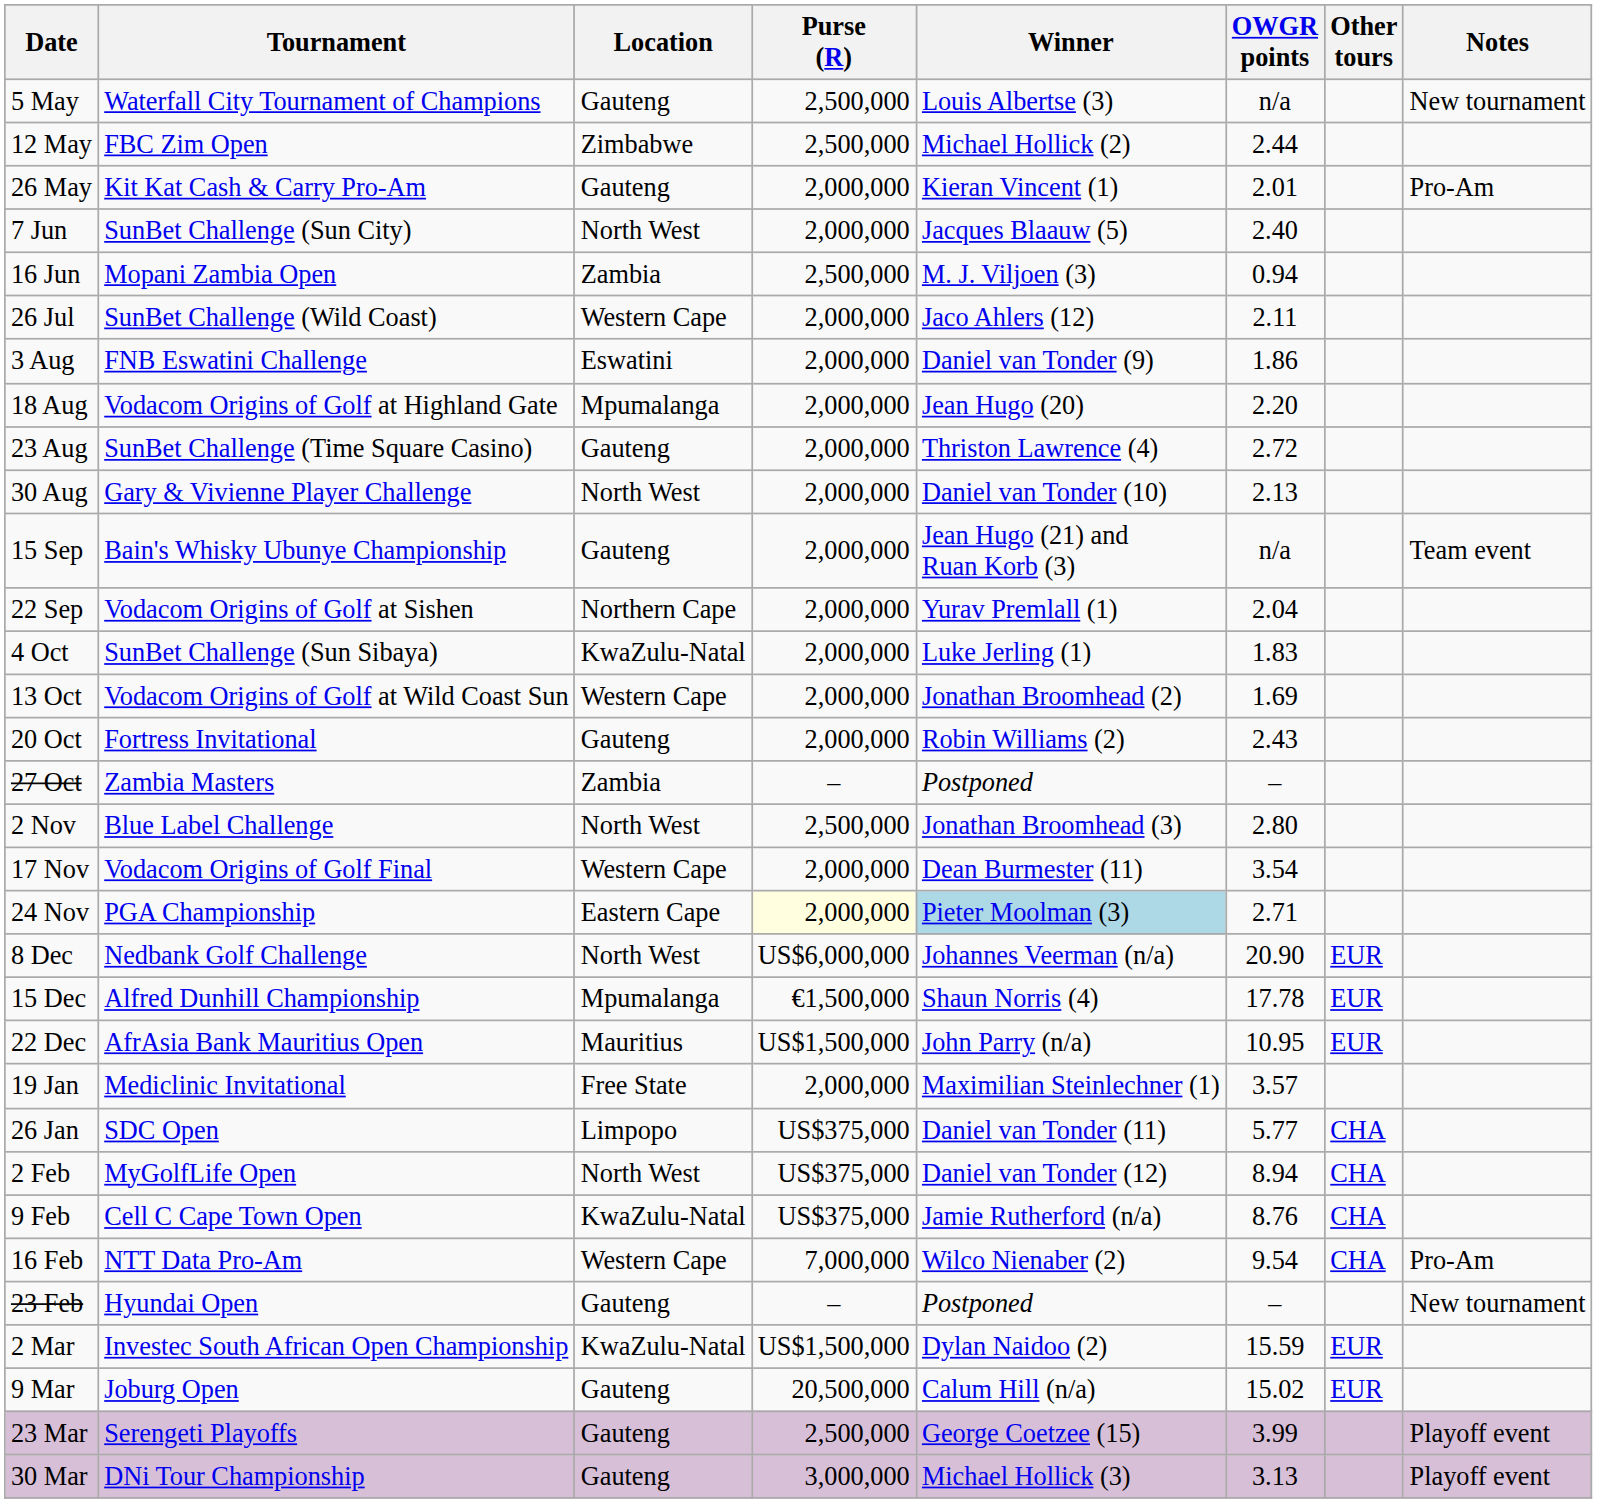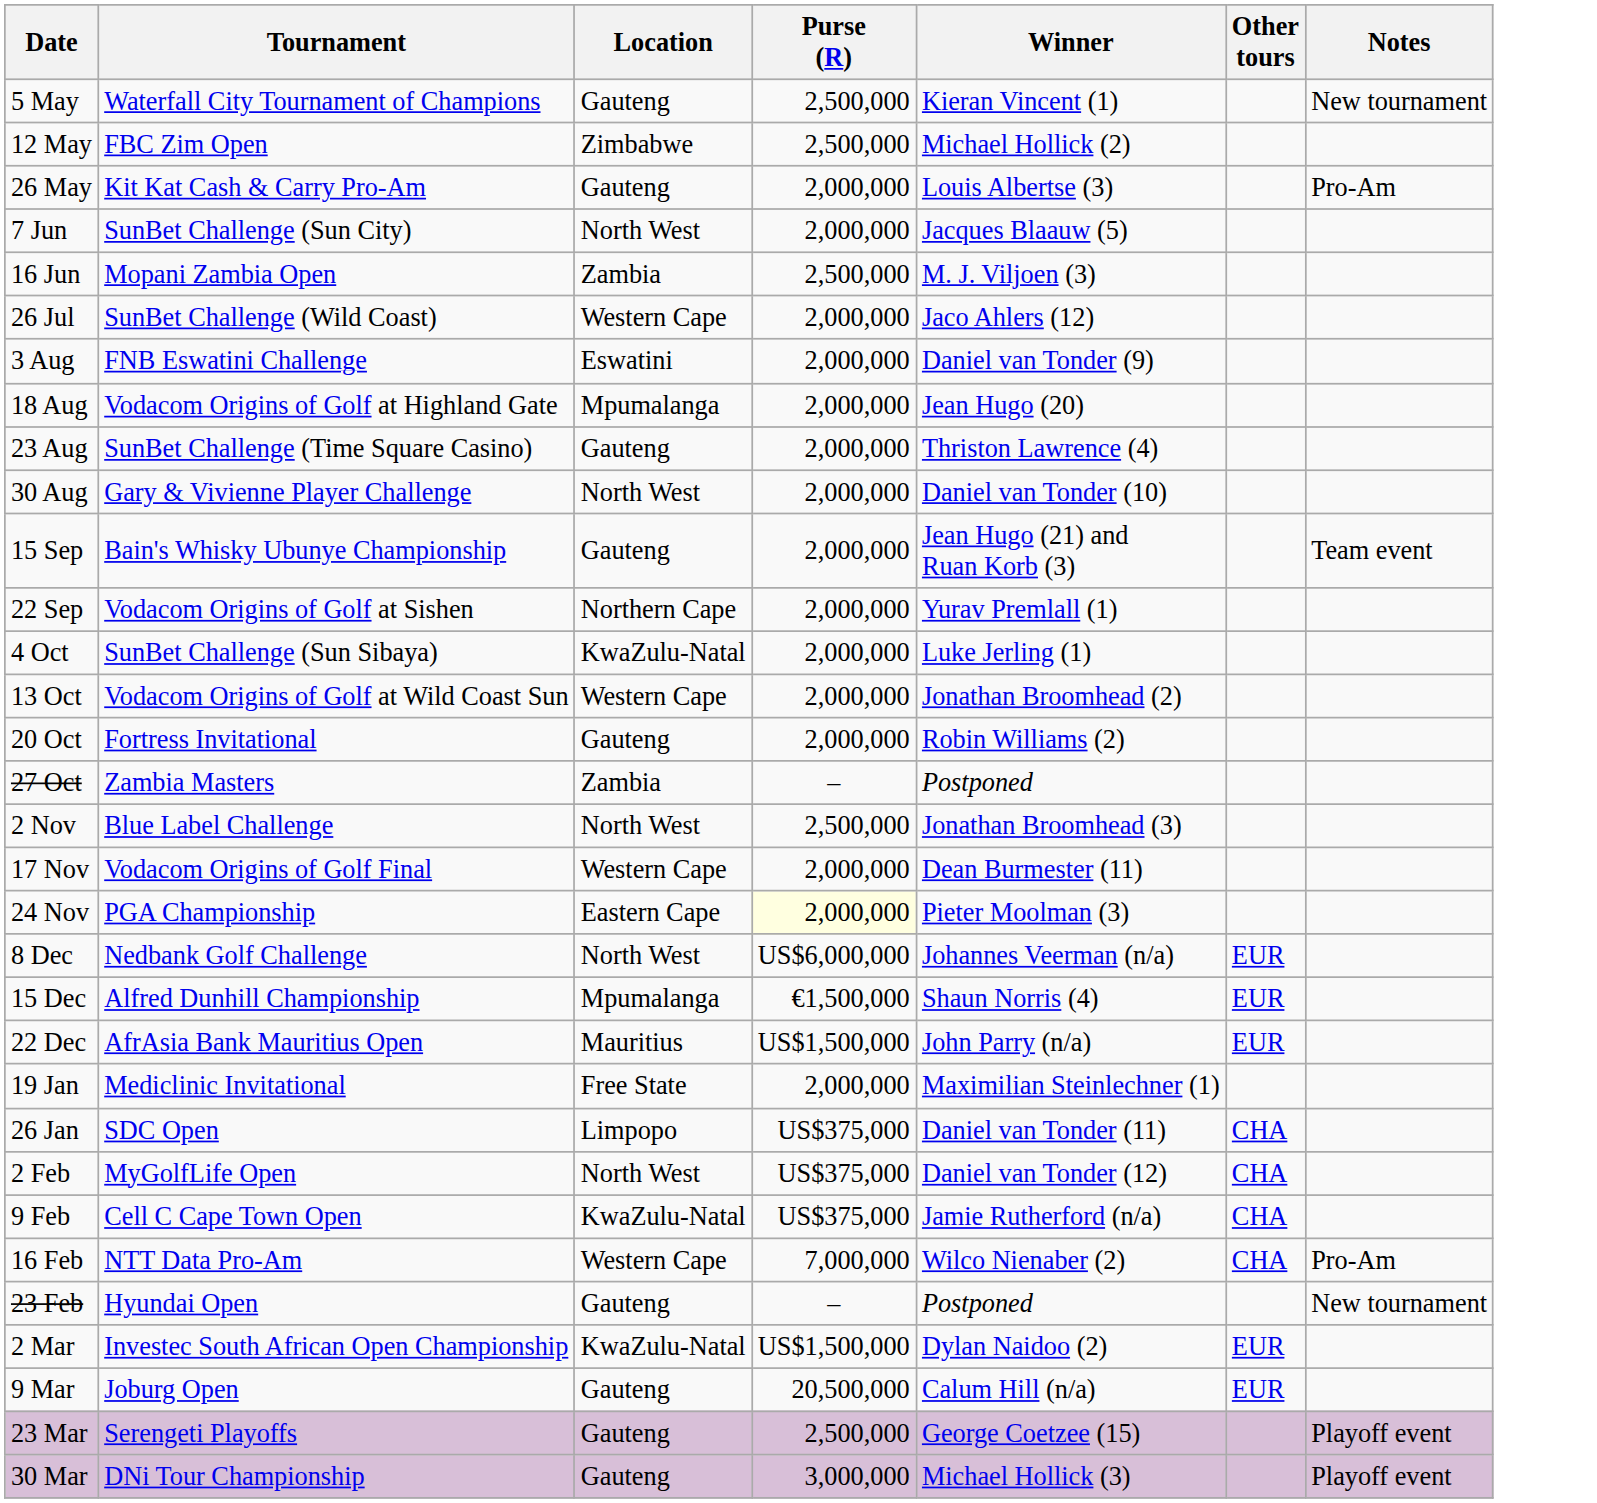- column: (1275, 41)
(1018, 100) Louis Albertse (3) -> (1020, 100) Kieran Vincent (1)
(1020, 187) Kieran Vincent (1) -> (1018, 187) Louis Albertse (3)
(1026, 912) lightblue background -> (1026, 912) no background
